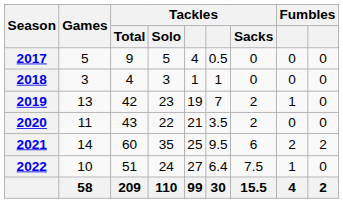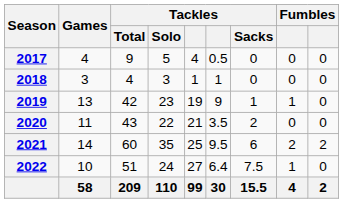(85, 58) 5 -> (85, 58) 4
(218, 101) 7 -> (218, 101) 9
(254, 101) 2 -> (254, 101) 1
